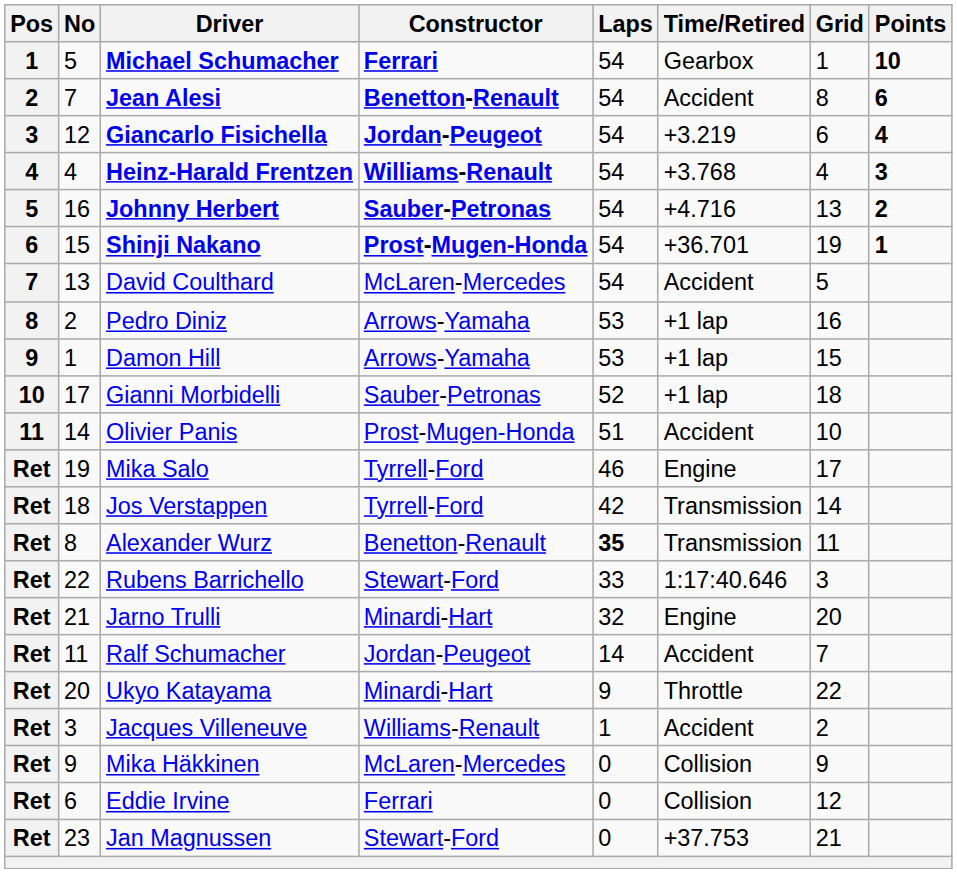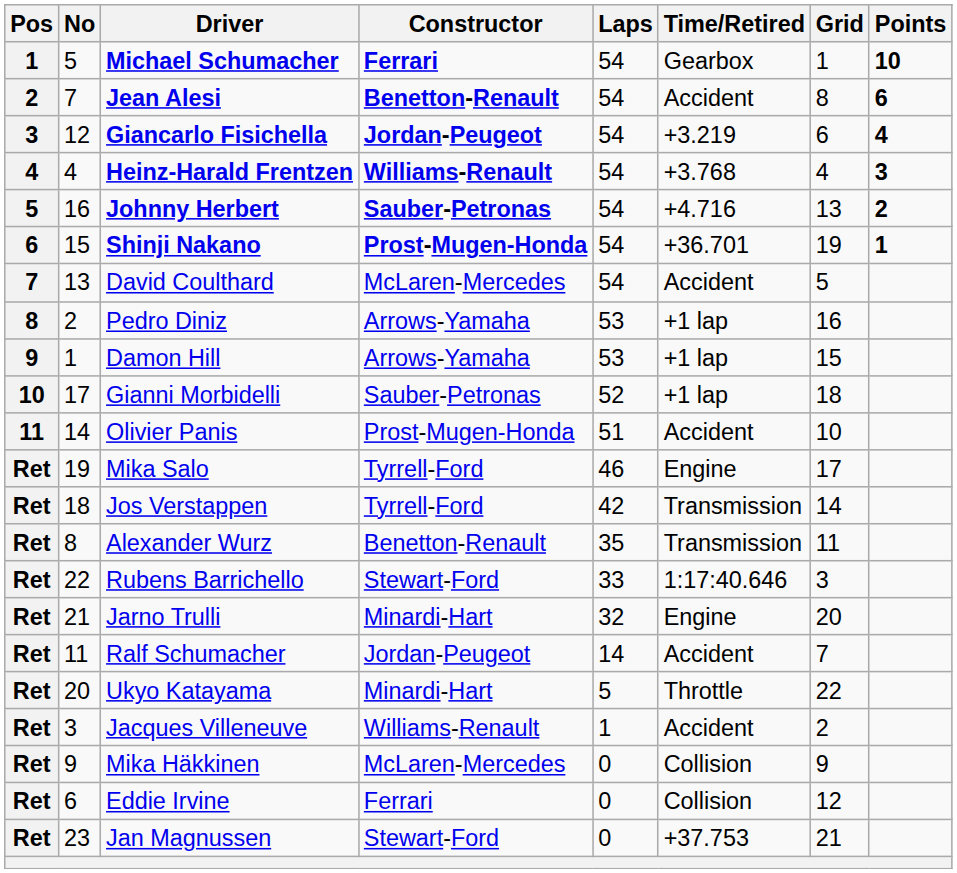(611, 542) bold -> (611, 542) normal
(605, 690) 9 -> (605, 690) 5
